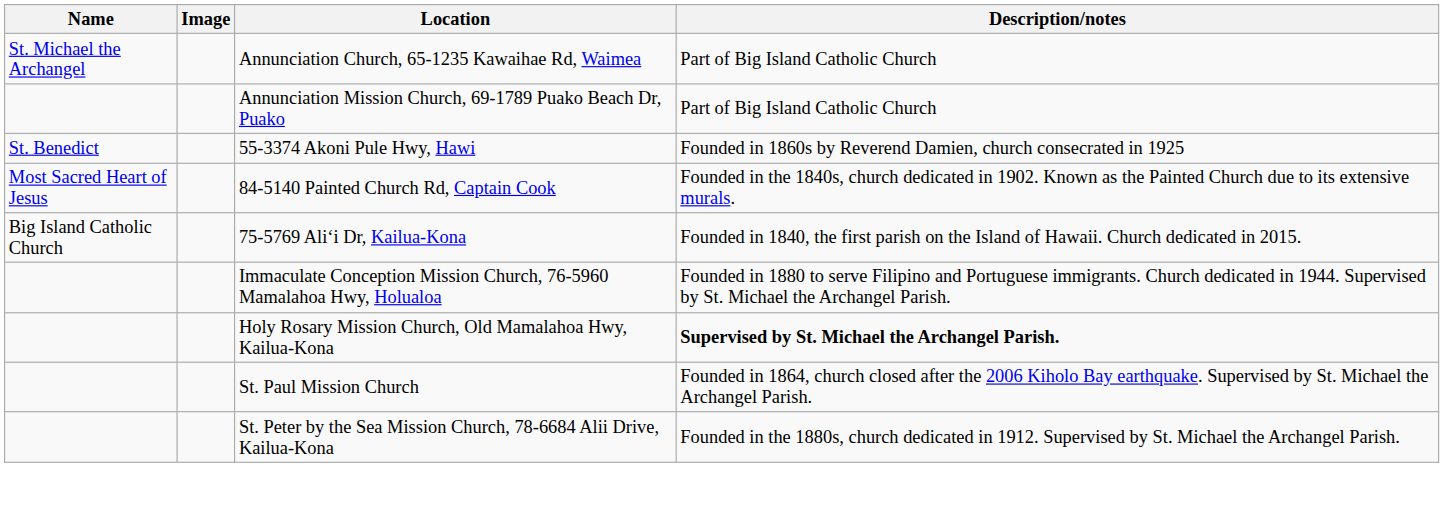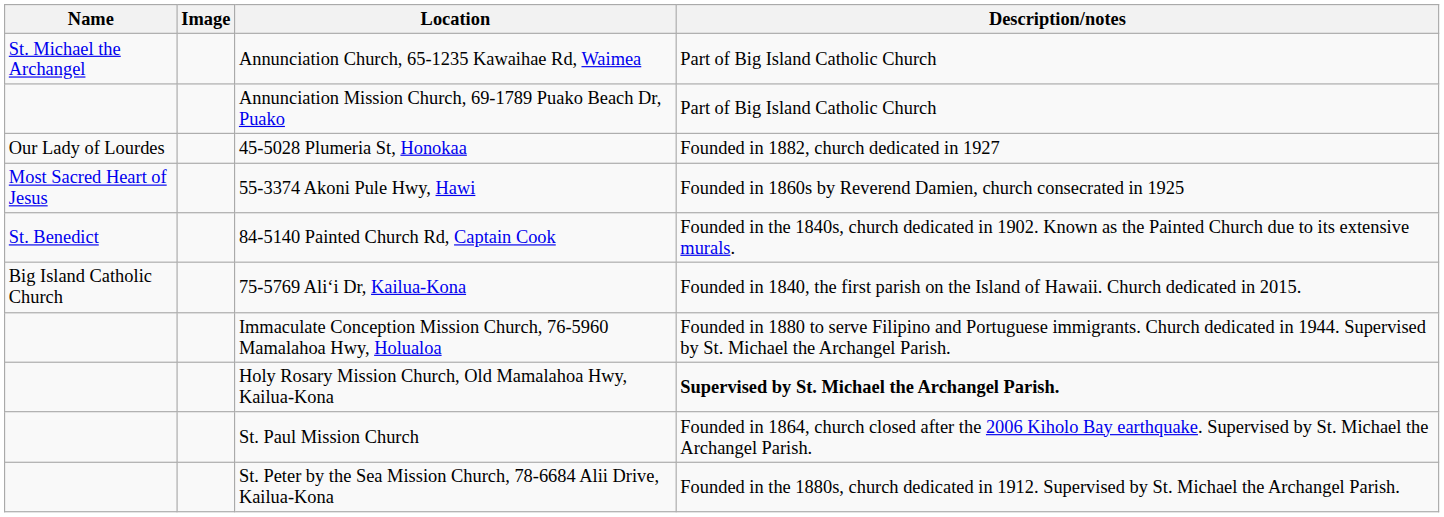+ row: (353, 148)
(54, 148) St. Benedict -> (88, 187) Most Sacred Heart of Jesus
(88, 187) Most Sacred Heart of Jesus -> (54, 237) St. Benedict
